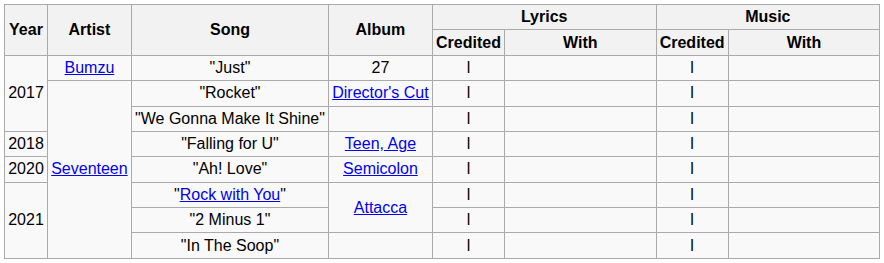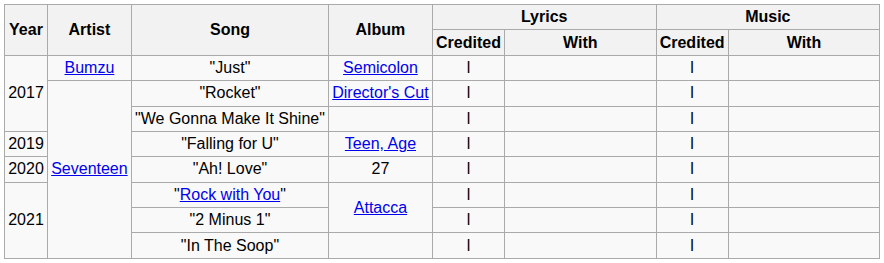(380, 67) 27 -> (380, 67) Semicolon
(26, 144) 2018 -> (26, 144) 2019
(380, 169) Semicolon -> (380, 169) 27
